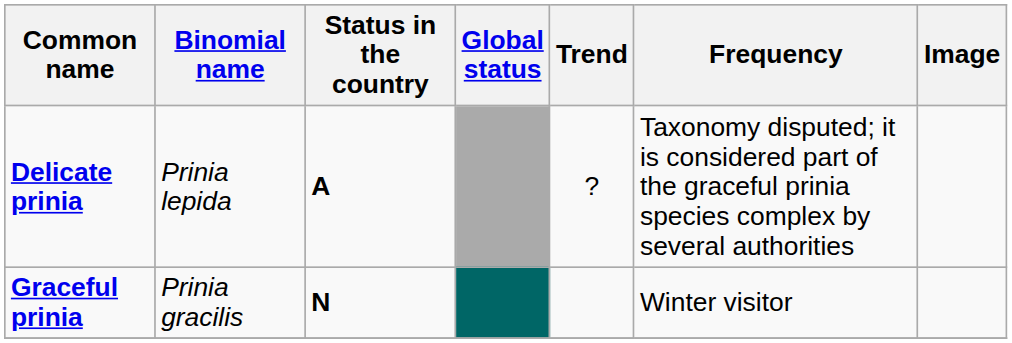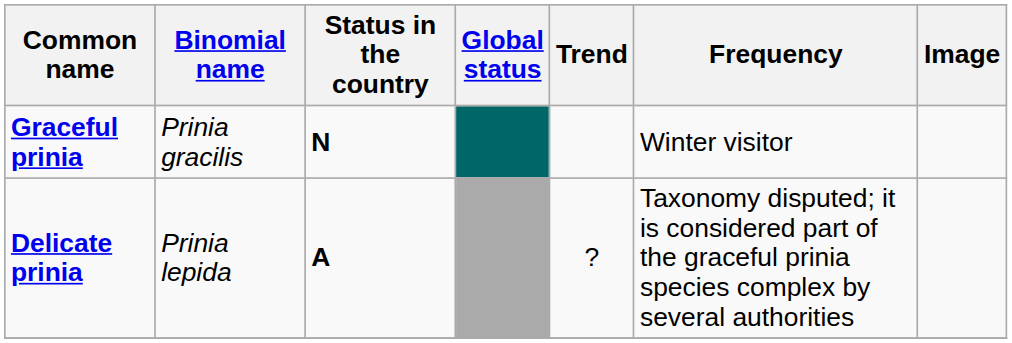rows swapped: (64, 302) <-> (62, 186)
